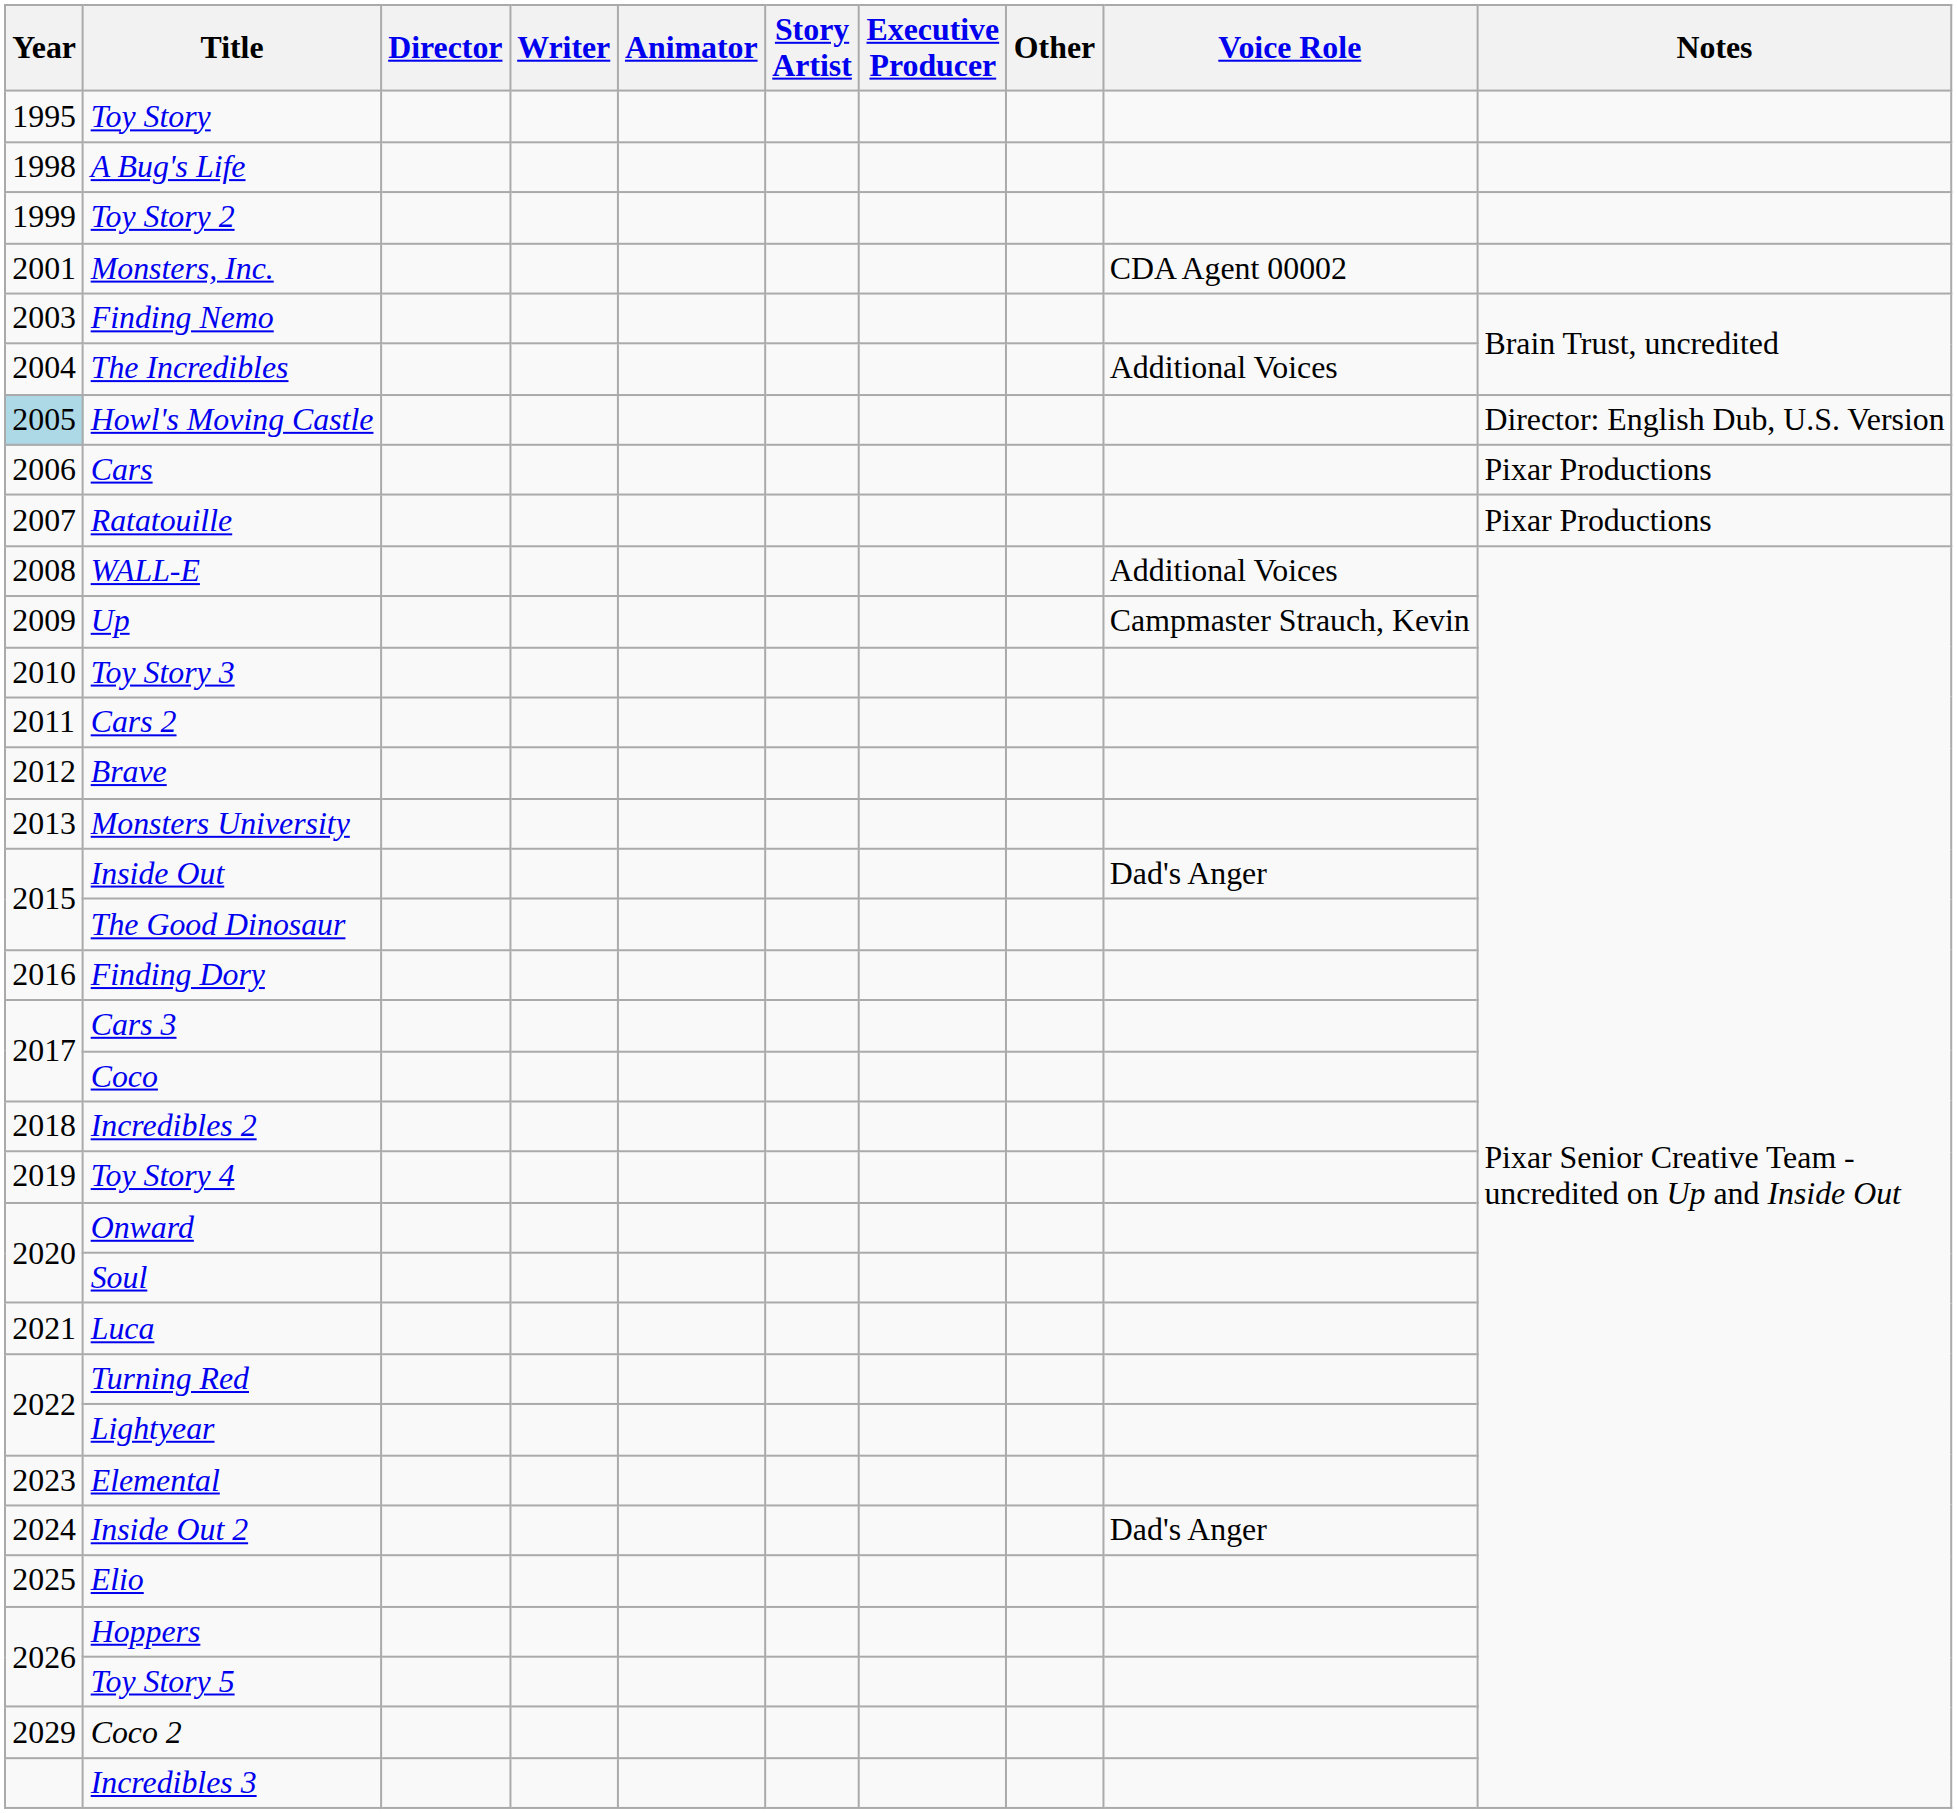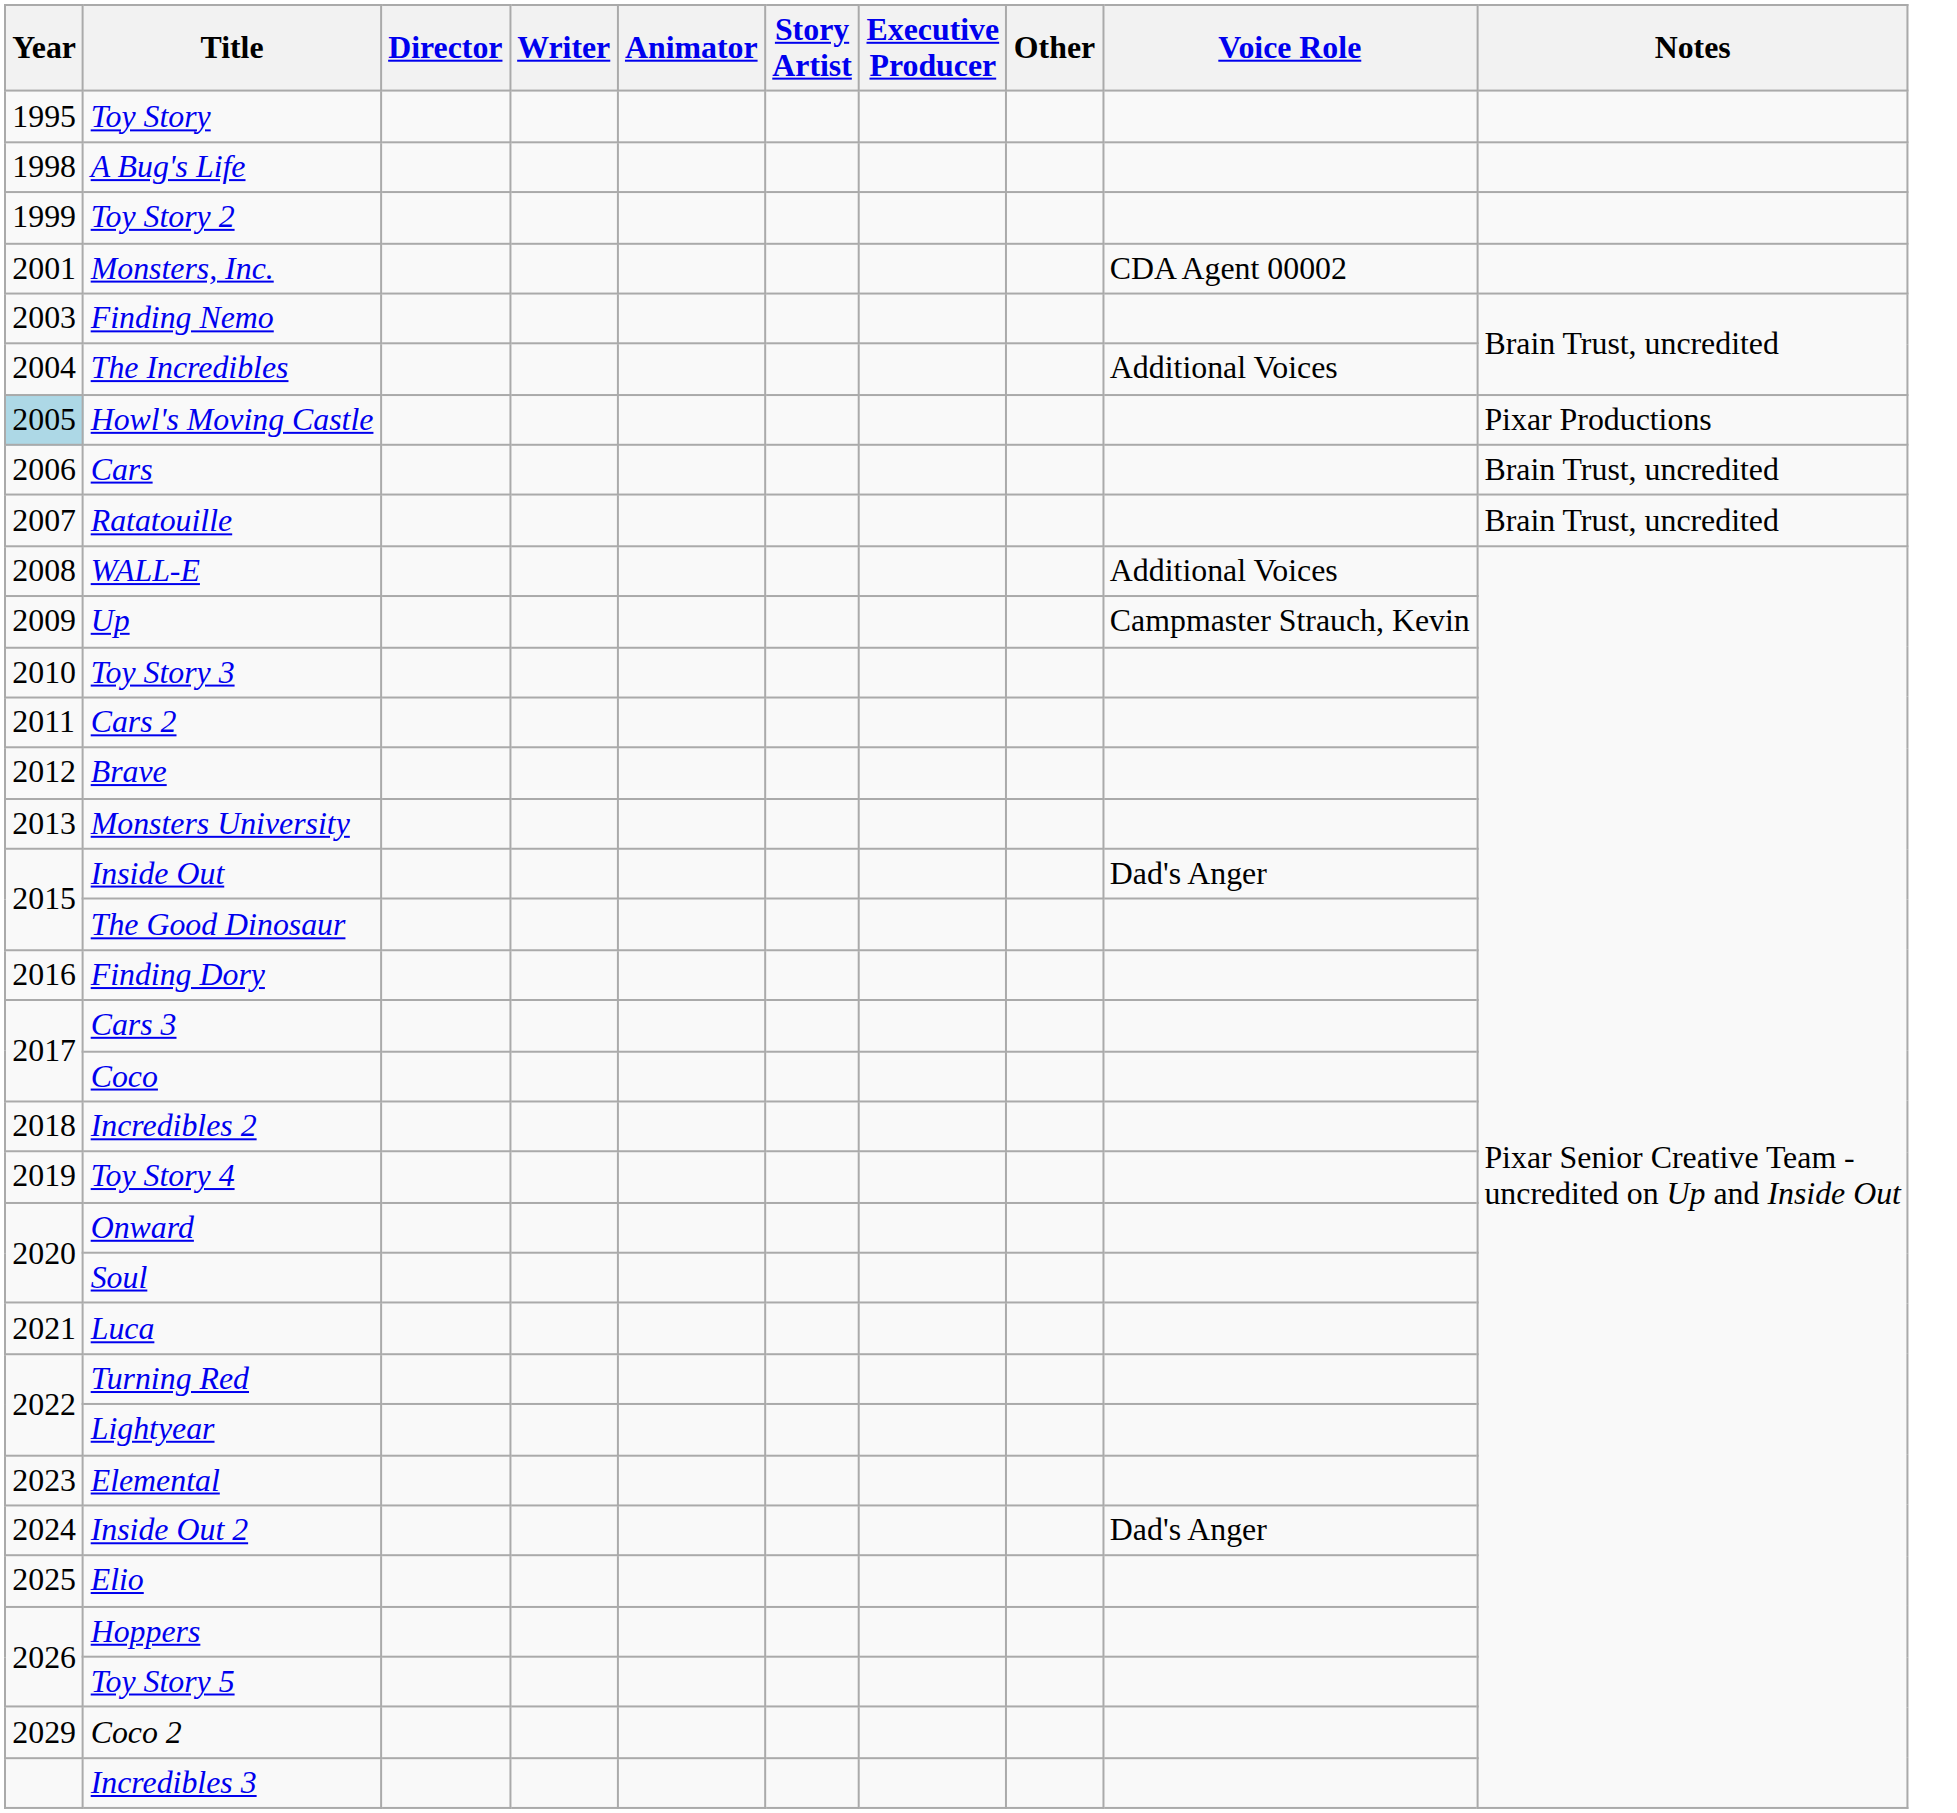(1714, 419) Director: English Dub, U.S. Version -> (1598, 419) Pixar Productions
(1598, 469) Pixar Productions -> (1632, 469) Brain Trust, uncredited
(1598, 520) Pixar Productions -> (1632, 520) Brain Trust, uncredited
